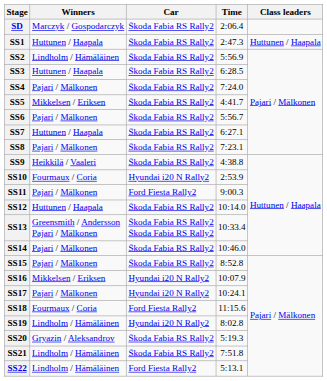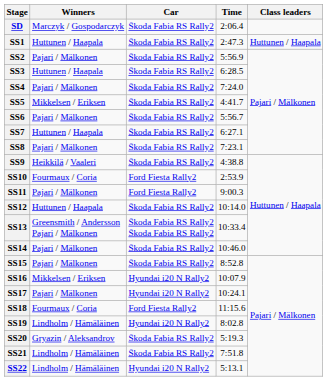(76, 56) Lindholm / Hämäläinen -> (65, 56) Pajari / Mälkonen
(169, 176) Hyundai i20 N Rally2 -> (162, 176) Ford Fiesta Rally2
(162, 368) Ford Fiesta Rally2 -> (169, 368) Hyundai i20 N Rally2
